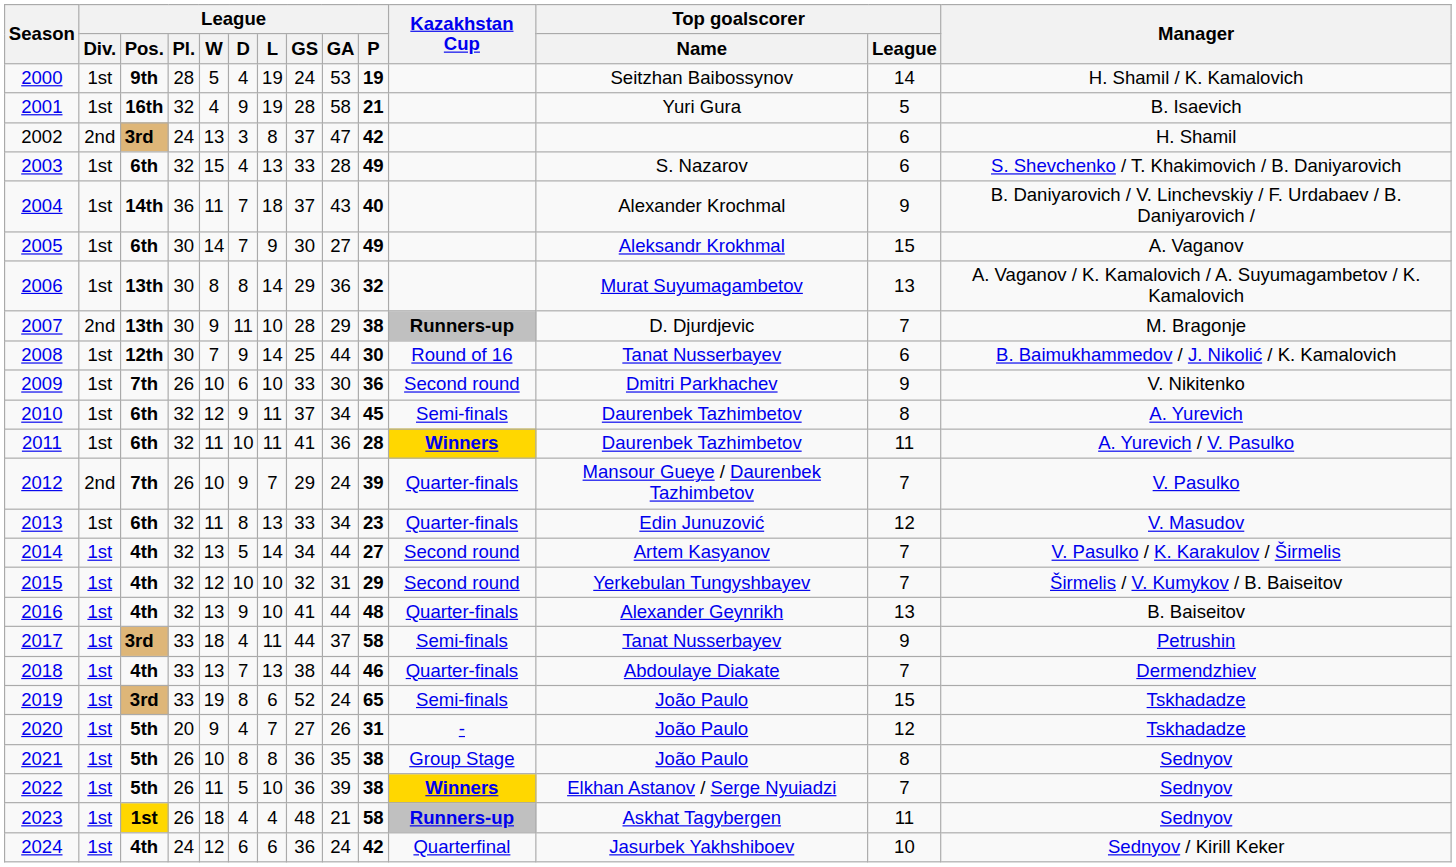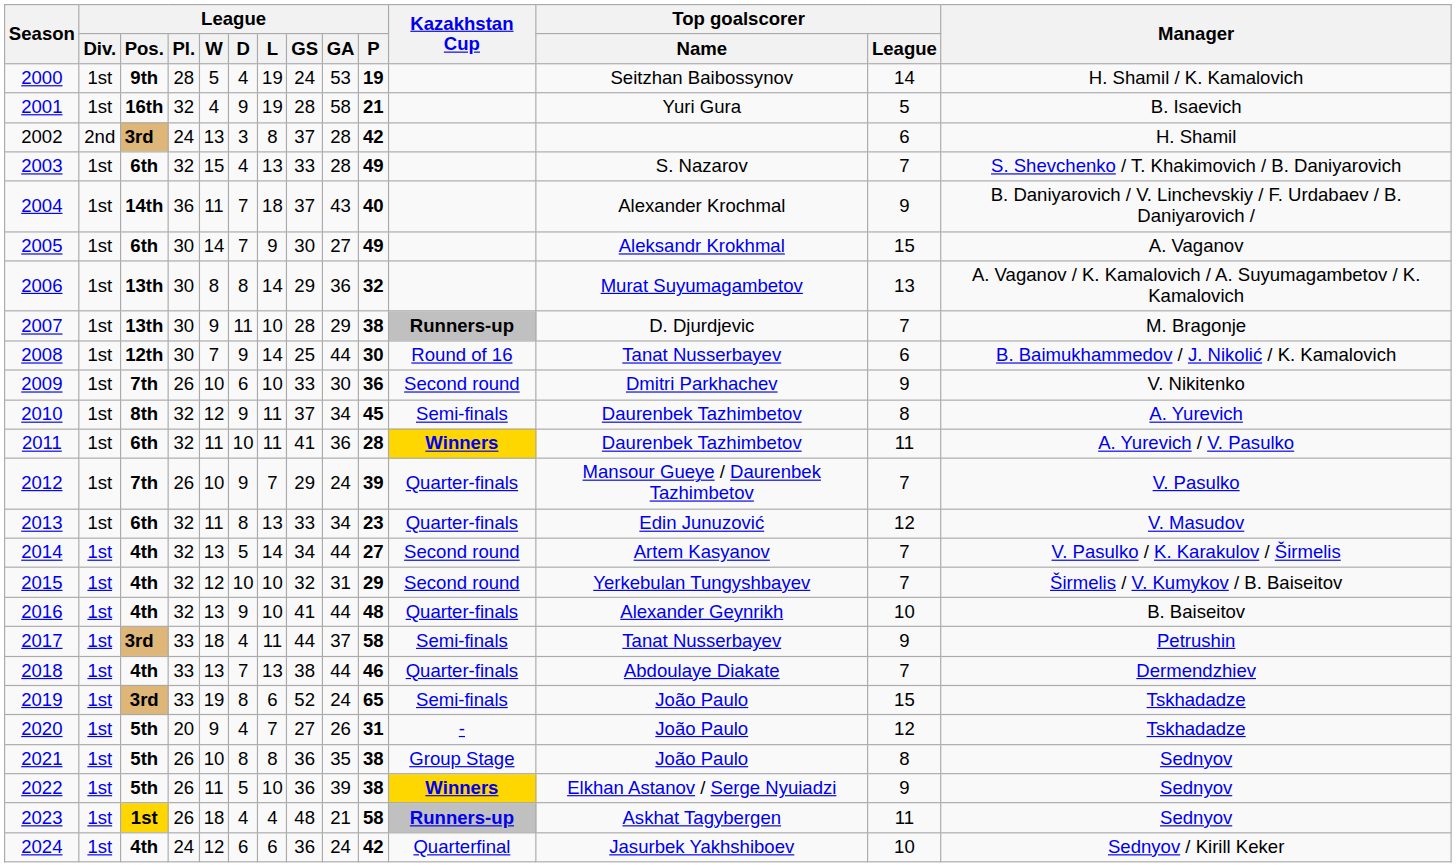(341, 136) 47 -> (341, 136) 28
(904, 166) 6 -> (904, 166) 7
(100, 325) 2nd -> (100, 325) 1st
(144, 414) 6th -> (144, 414) 8th
(100, 483) 2nd -> (100, 483) 1st
(904, 611) 13 -> (904, 611) 10
(904, 788) 7 -> (904, 788) 9
